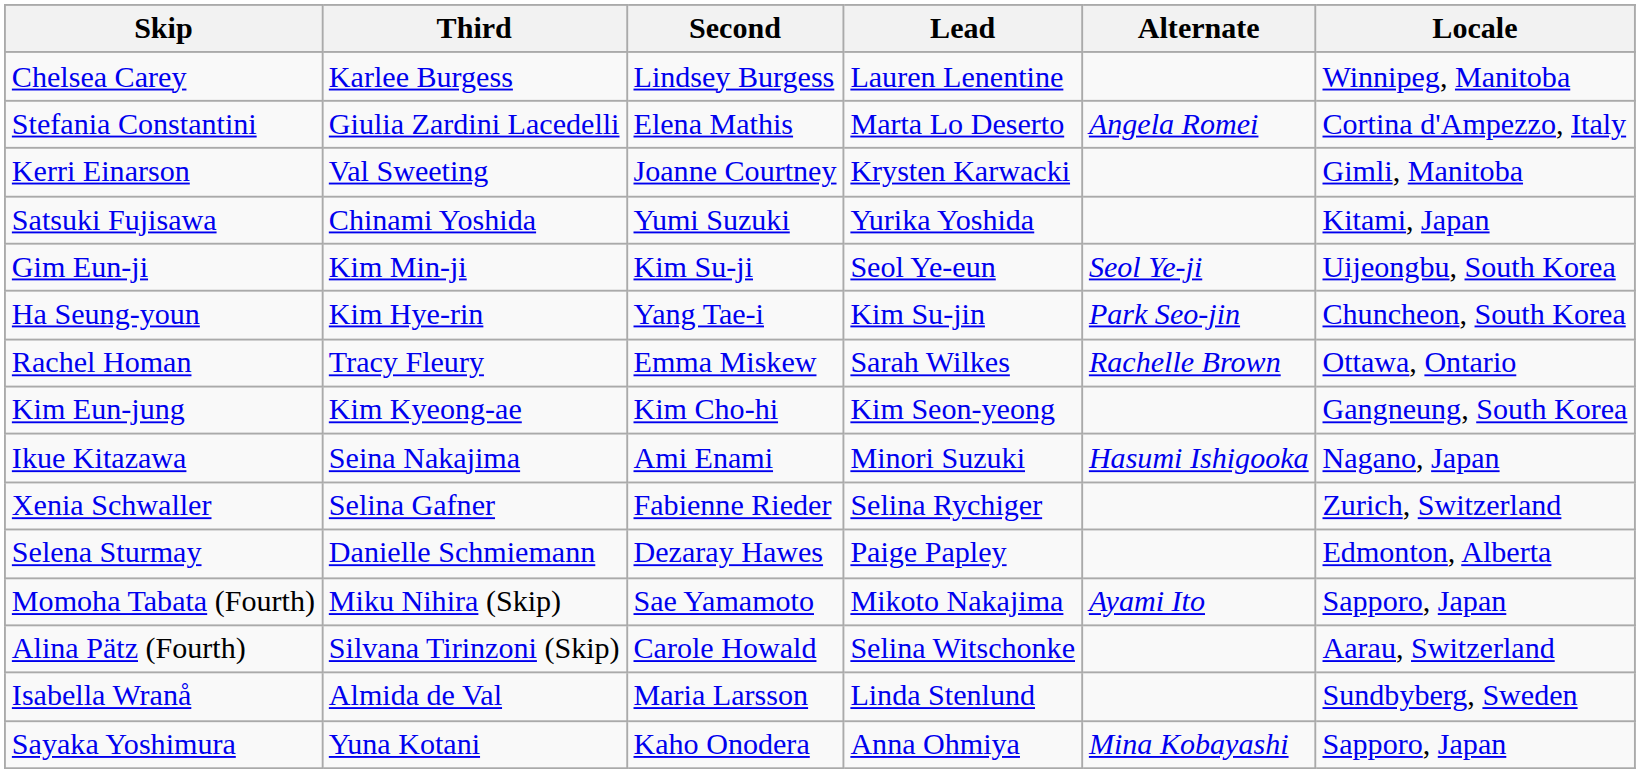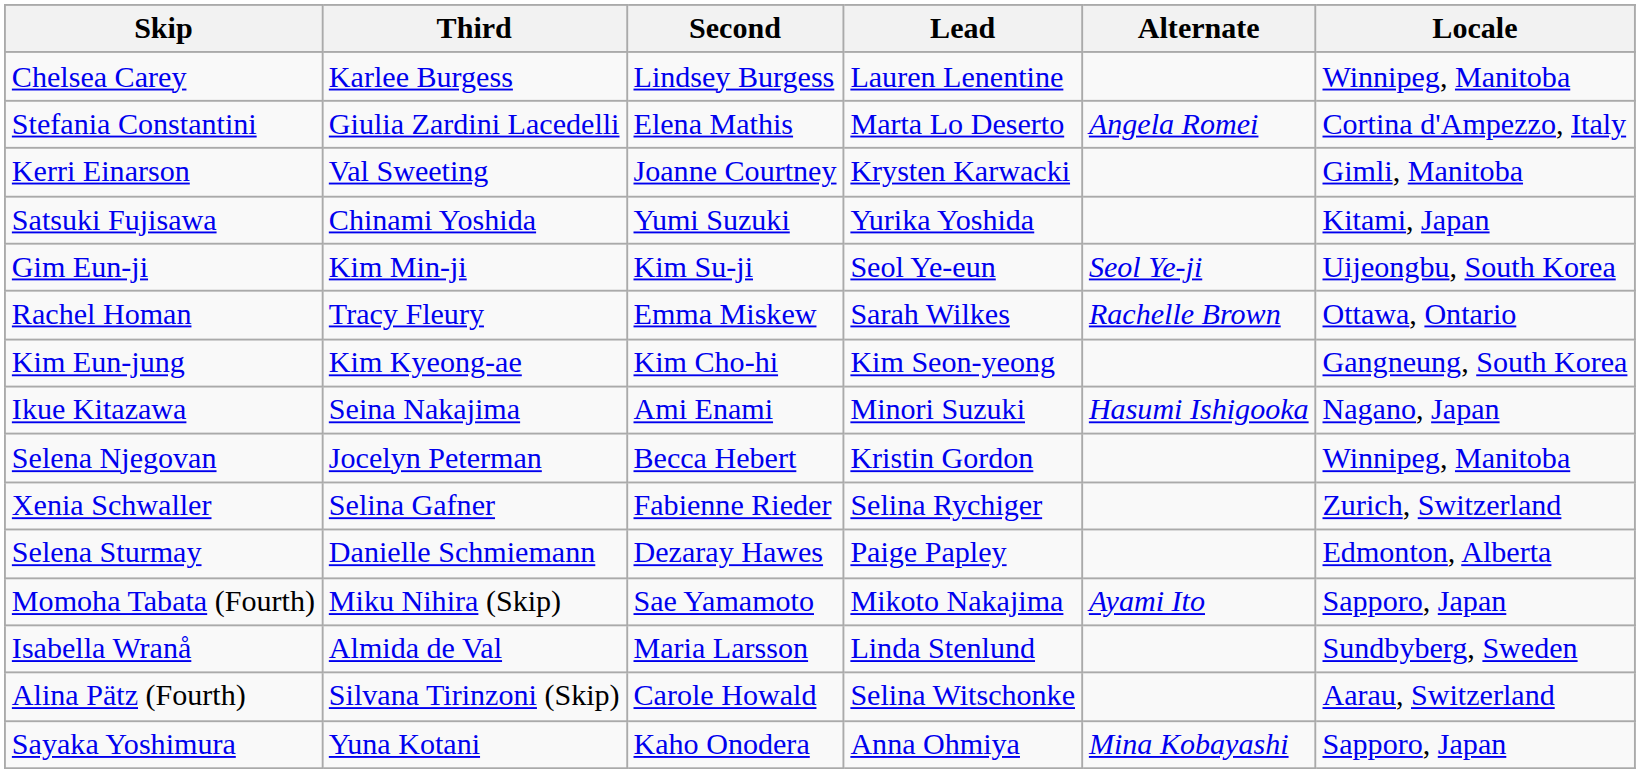- row: (106, 314)
+ row: (114, 457)
rows swapped: (129, 648) <-> (102, 696)
